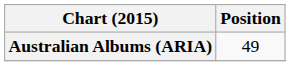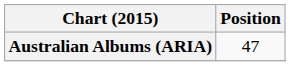(250, 46) 49 -> (250, 46) 47
